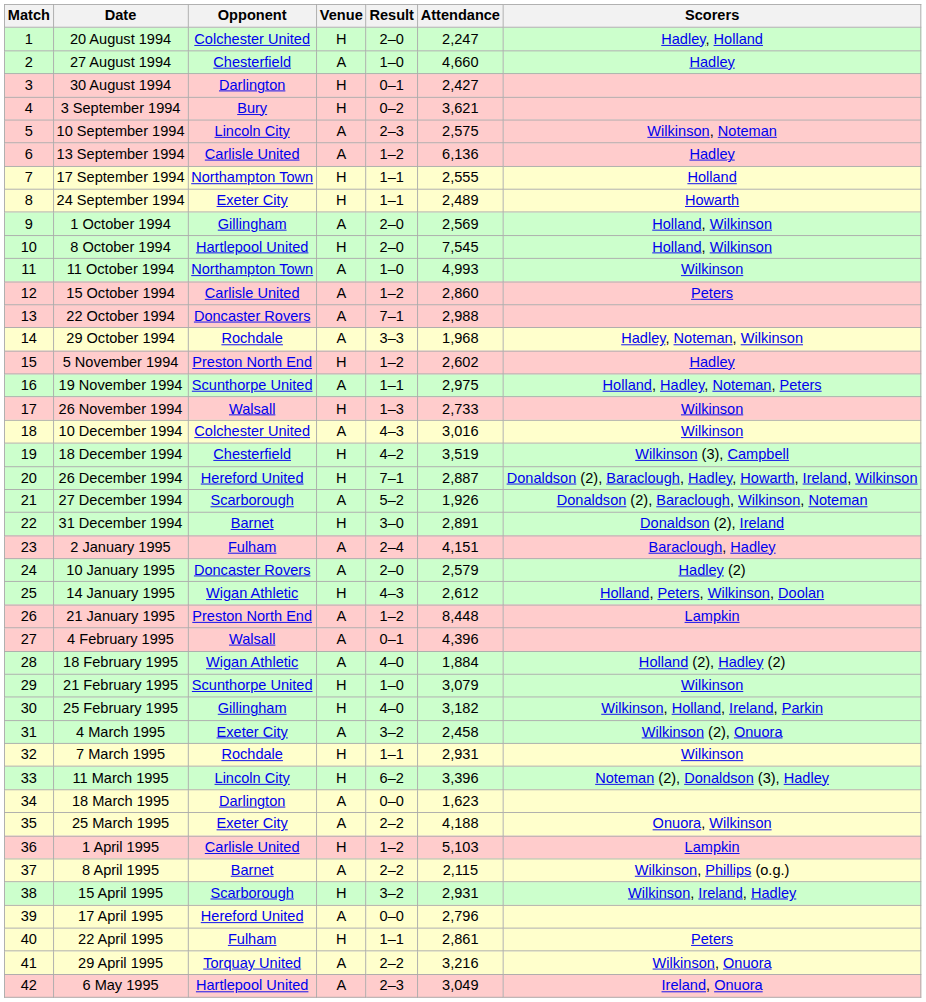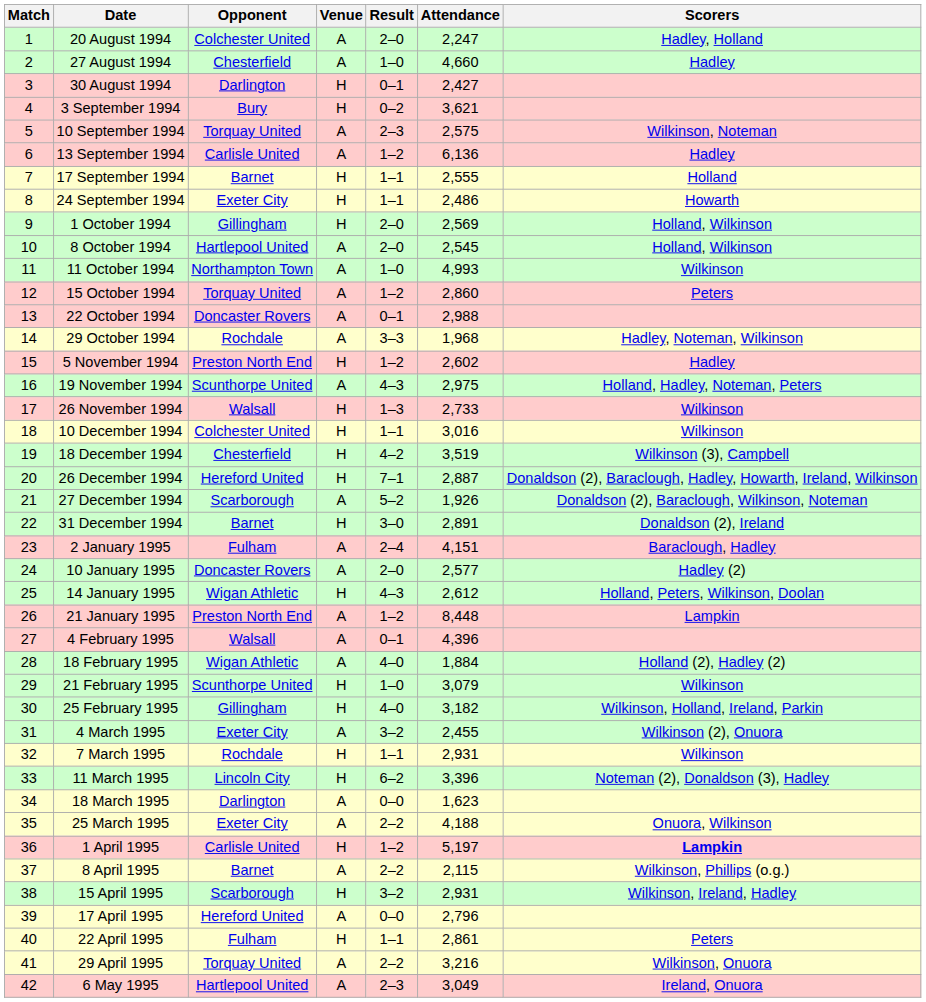(341, 39) H -> (341, 39) A
(252, 131) Lincoln City -> (252, 131) Torquay United
(252, 177) Northampton Town -> (252, 177) Barnet
(460, 200) 2,489 -> (460, 200) 2,486
(341, 223) A -> (341, 223) H
(341, 246) H -> (341, 246) A
(460, 246) 7,545 -> (460, 246) 2,545
(252, 293) Carlisle United -> (252, 293) Torquay United
(392, 316) 7–1 -> (392, 316) 0–1
(392, 385) 1–1 -> (392, 385) 4–3
(341, 431) A -> (341, 431) H
(392, 431) 4–3 -> (392, 431) 1–1
(460, 570) 2,579 -> (460, 570) 2,577
(460, 731) 2,458 -> (460, 731) 2,455
(460, 847) 5,103 -> (460, 847) 5,197
(712, 847) normal -> (712, 847) bold
